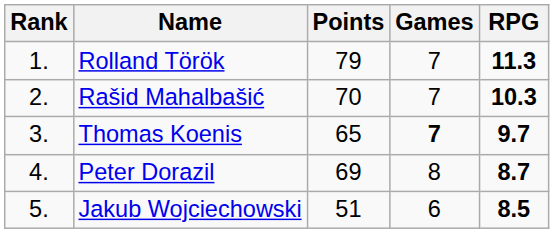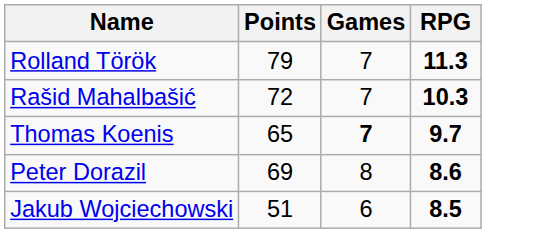- column: (39, 23)
(348, 97) 70 -> (280, 97) 72
(514, 172) 8.7 -> (446, 172) 8.6
